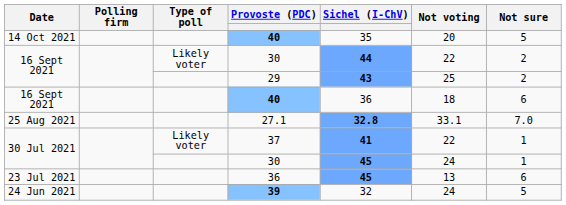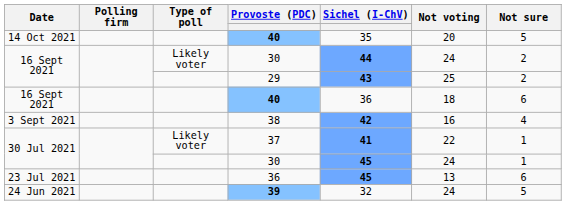(449, 58) 22 -> (449, 58) 24
+ row: (42, 120)
- row: (42, 120)
